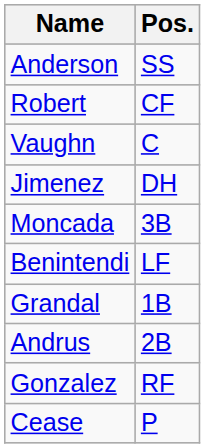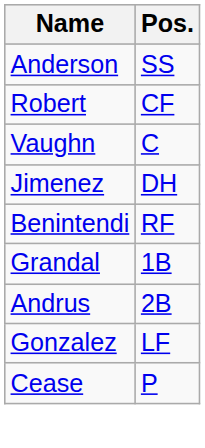- row: (62, 223)
(156, 263) LF -> (158, 223) RF
(158, 382) RF -> (156, 343) LF
